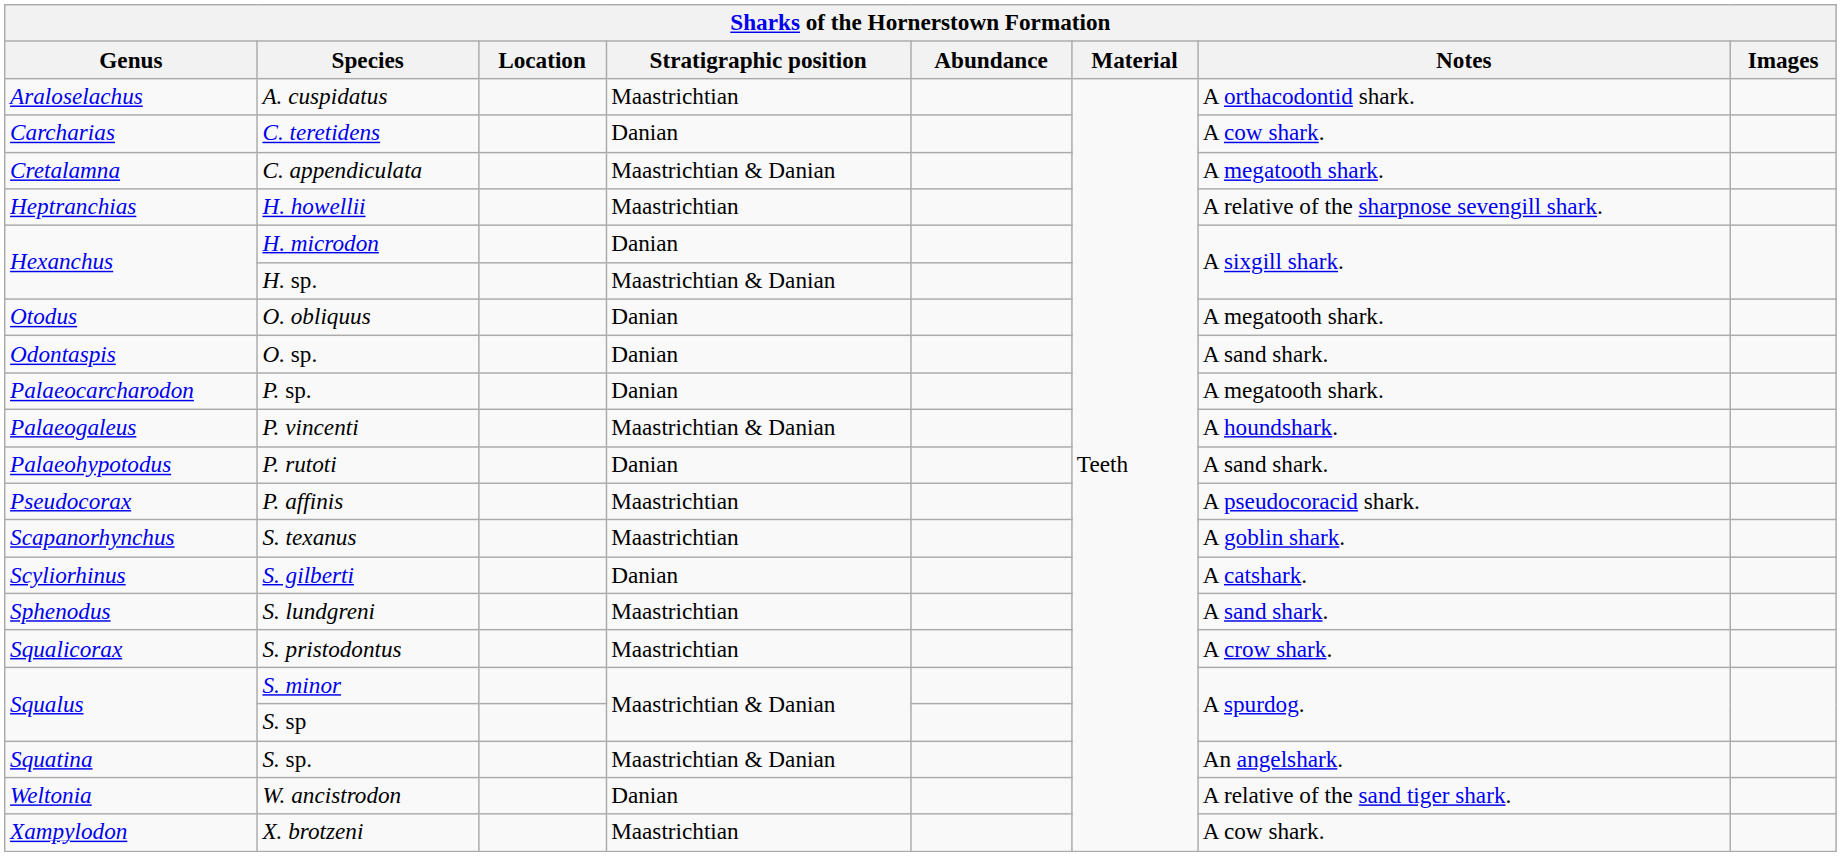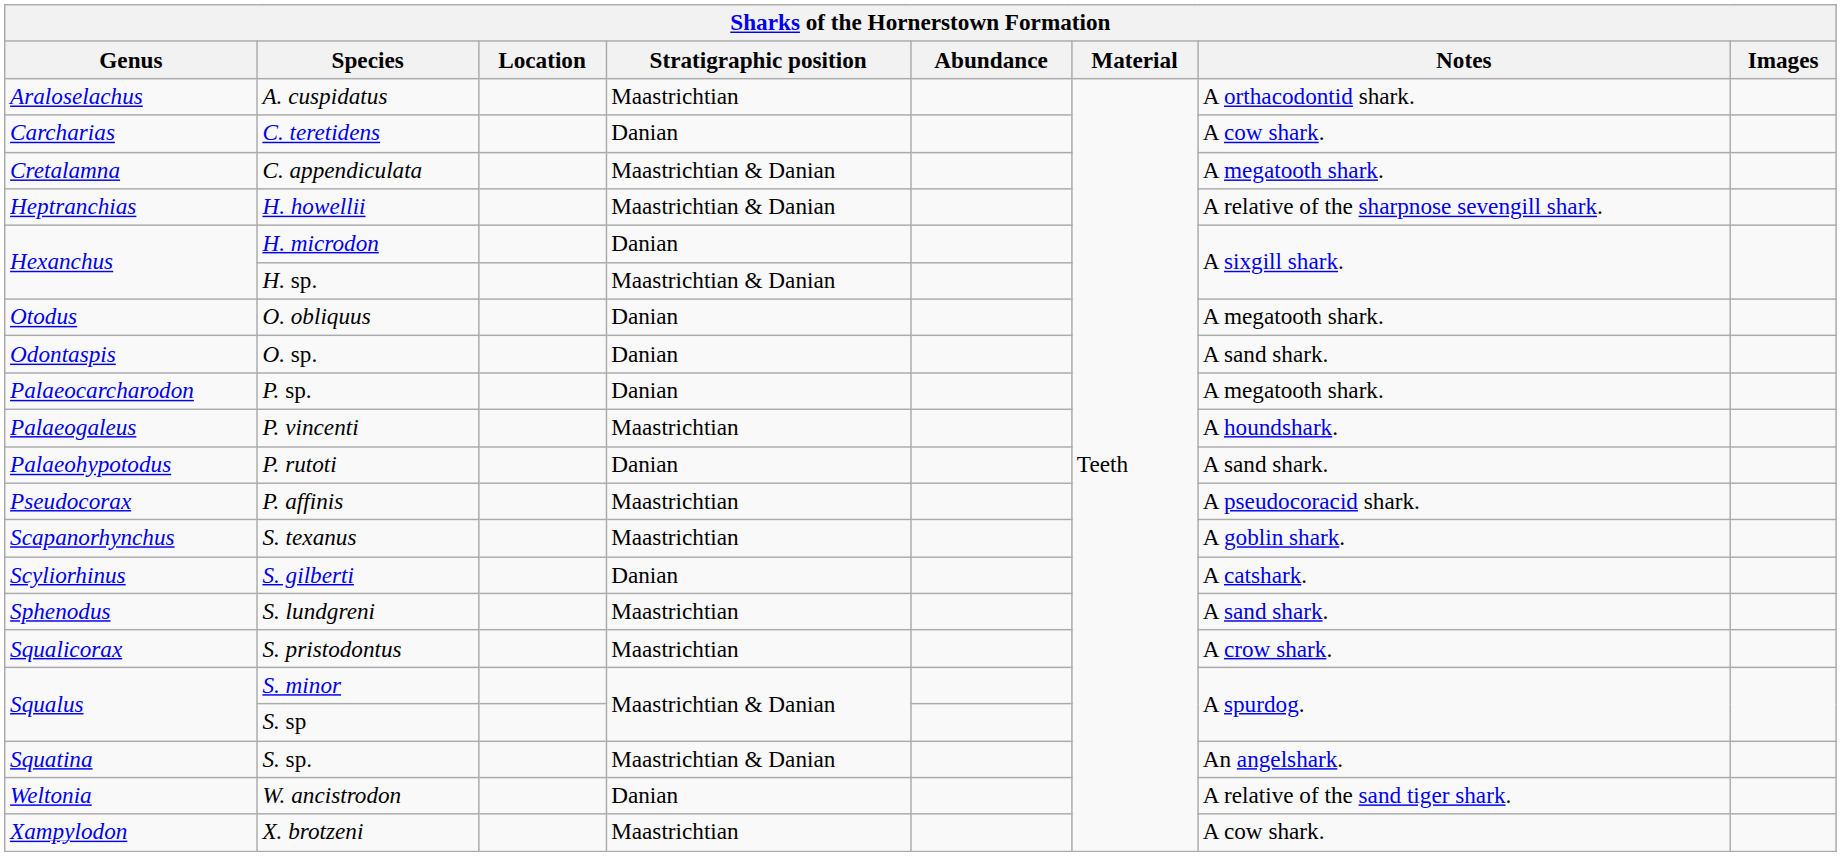(675, 206) Maastrichtian -> (723, 206) Maastrichtian & Danian
(723, 427) Maastrichtian & Danian -> (675, 427) Maastrichtian
